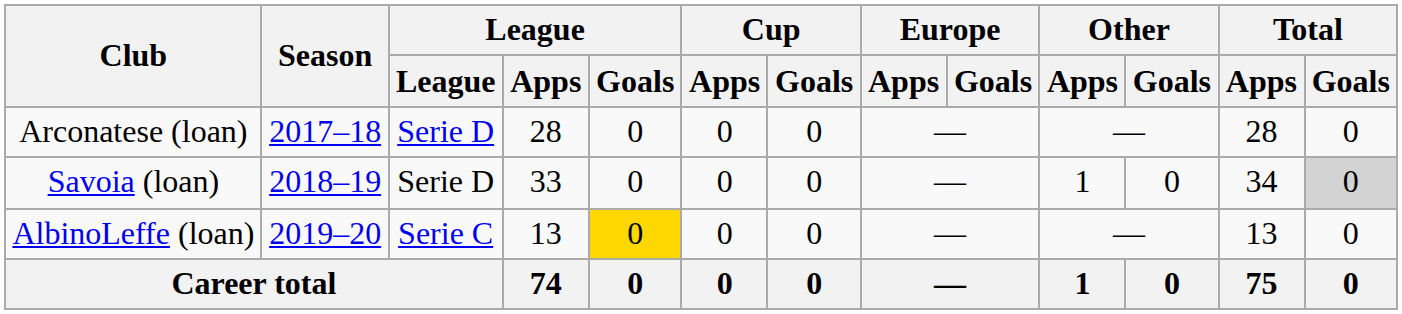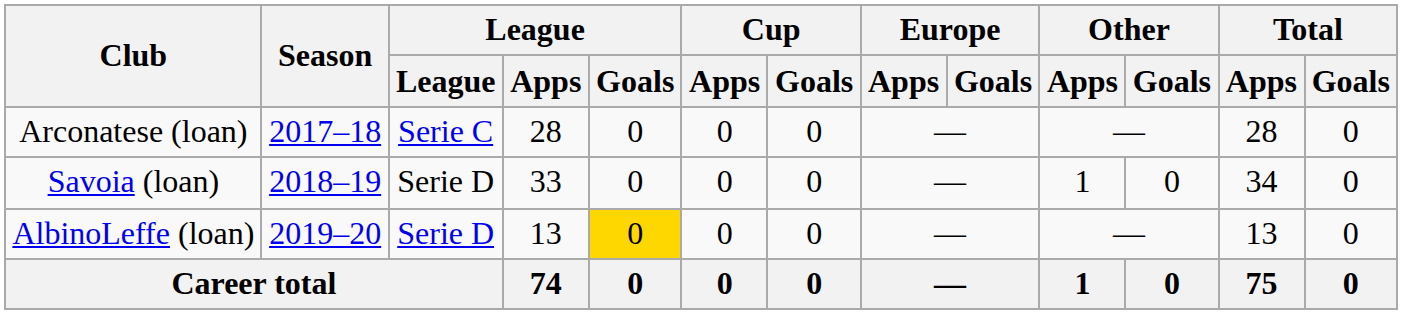(446, 131) Serie D -> (446, 131) Serie C
(1351, 182) lightgrey background -> (1351, 182) no background
(446, 232) Serie C -> (446, 232) Serie D
